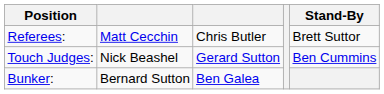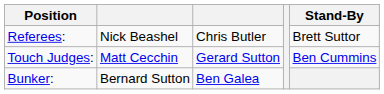(139, 36) Matt Cecchin -> (139, 36) Nick Beashel
(139, 58) Nick Beashel -> (139, 58) Matt Cecchin
